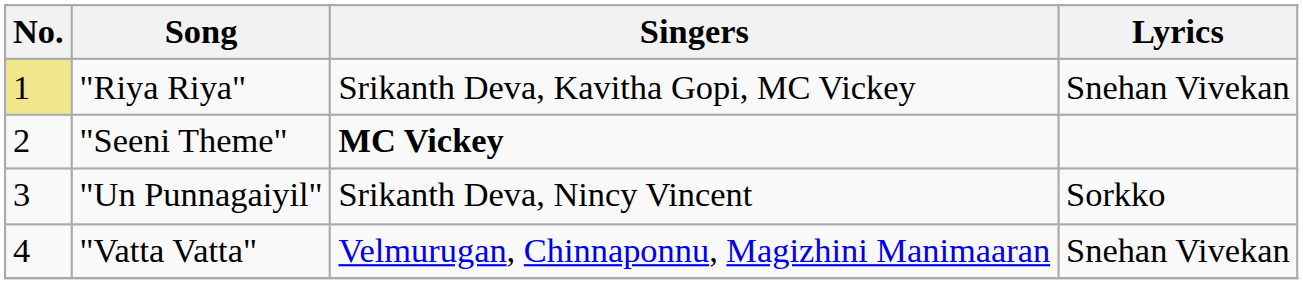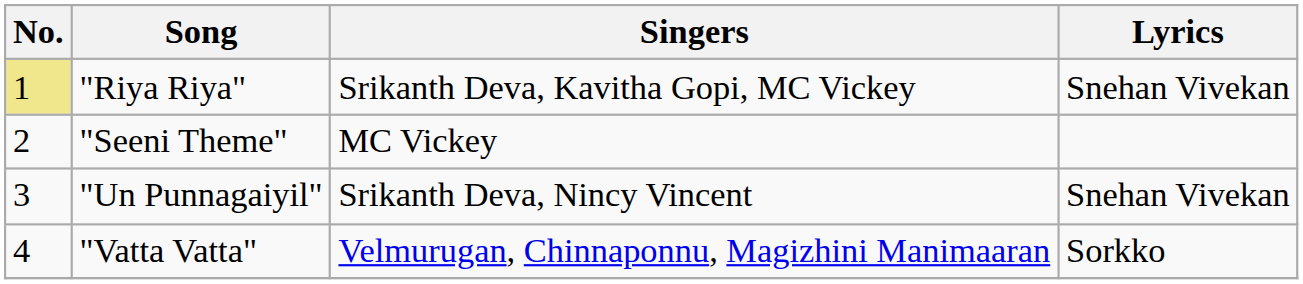(421, 140) bold -> (418, 140) normal
(1116, 195) Sorkko -> (1178, 195) Snehan Vivekan
(1178, 250) Snehan Vivekan -> (1116, 250) Sorkko
